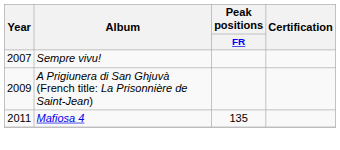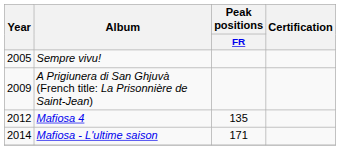(19, 58) 2007 -> (19, 58) 2005
(19, 118) 2011 -> (19, 118) 2012
+ row: (97, 136)
